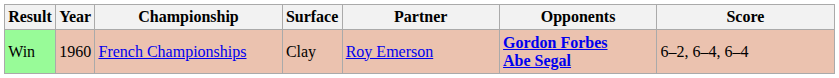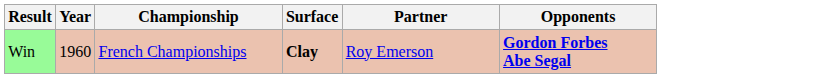- column: (745, 17)
(301, 51) normal -> (302, 51) bold
